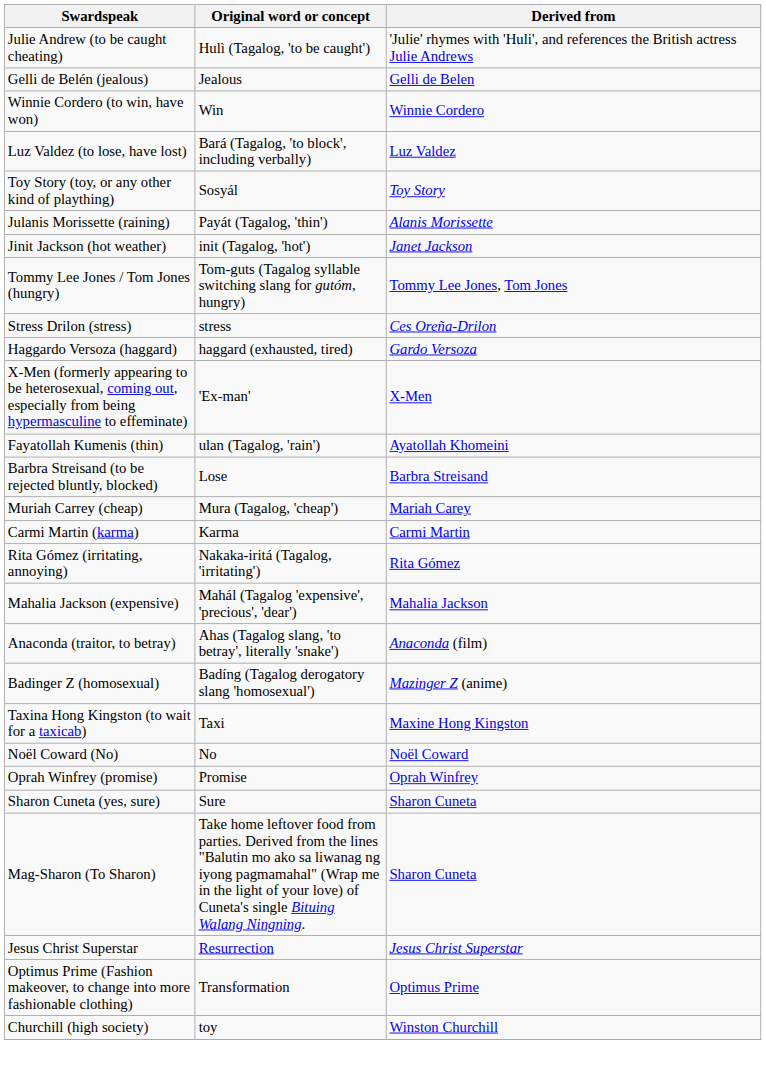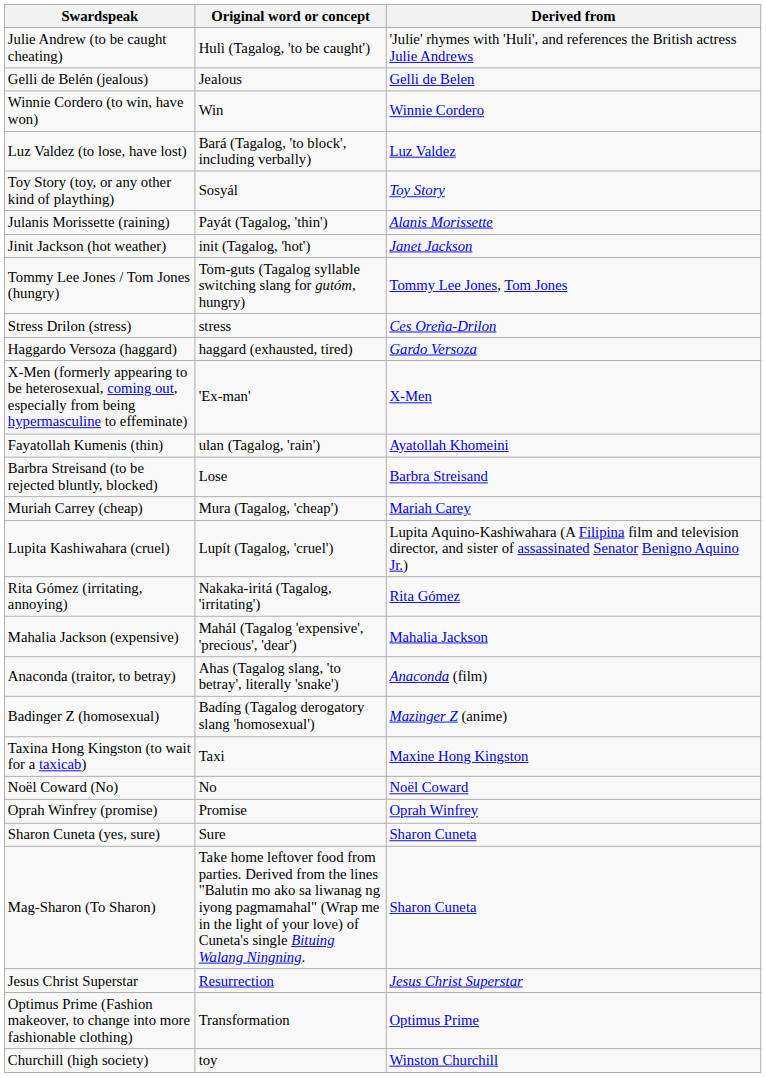+ row: (89, 548)
- row: (73, 531)
